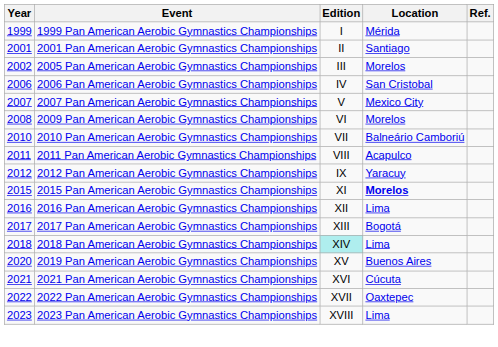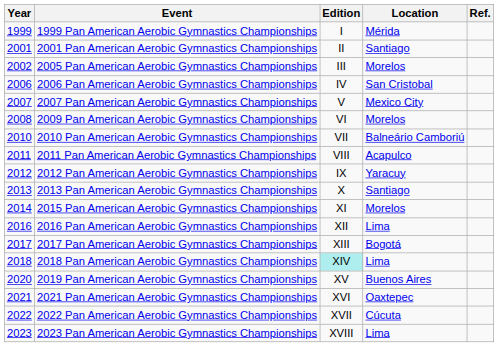+ row: (177, 191)
(19, 191) 2015 -> (19, 208) 2014
(387, 191) bold -> (385, 208) normal
(383, 279) Cúcuta -> (389, 297) Oaxtepec
(389, 297) Oaxtepec -> (383, 315) Cúcuta
